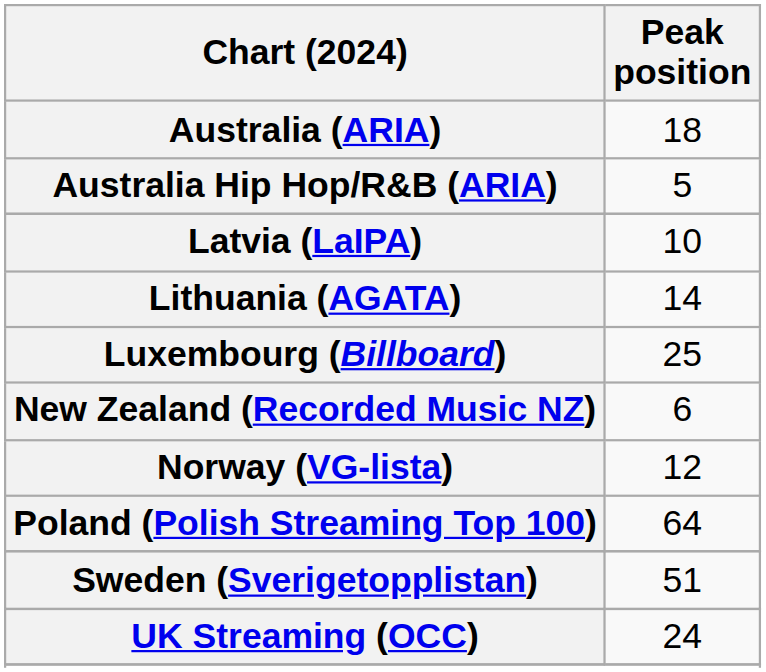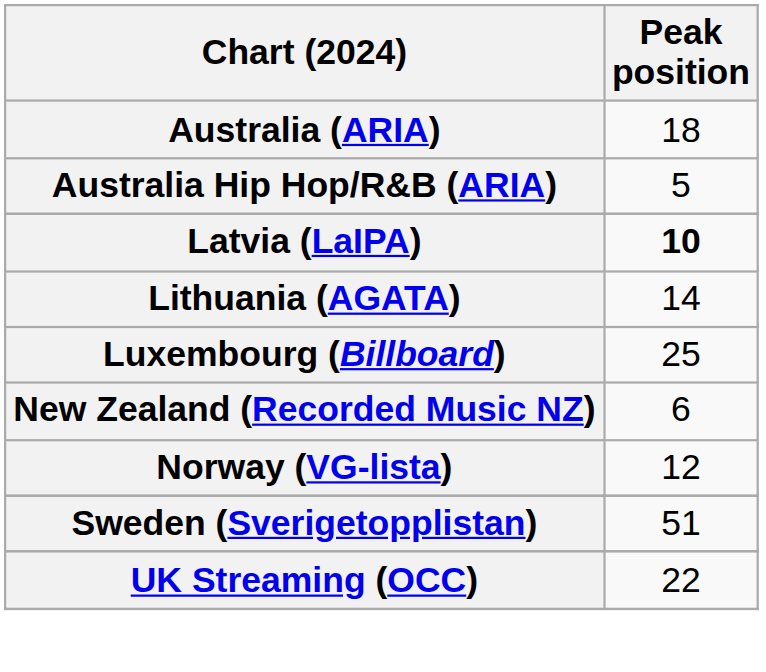(682, 241) normal -> (681, 241) bold
- row: (305, 523)
(682, 635) 24 -> (681, 579) 22
